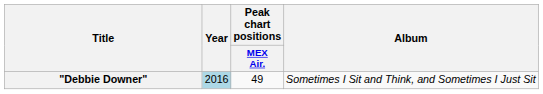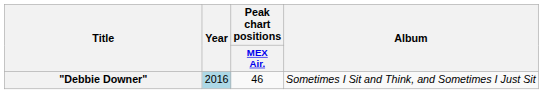(257, 80) 49 -> (257, 80) 46
